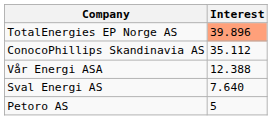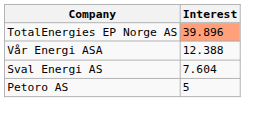- row: (106, 51)
(227, 87) 7.640 -> (200, 69) 7.604
